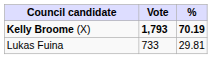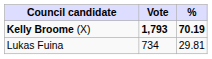(150, 45) 733 -> (150, 45) 734
